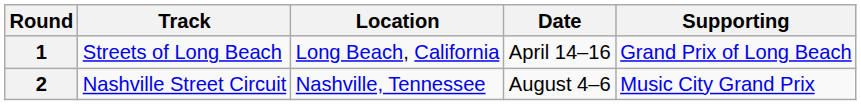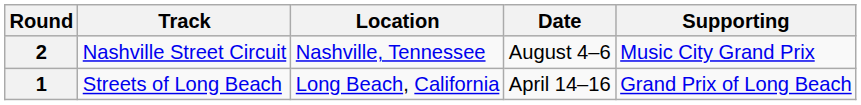rows swapped: (41, 52) <-> (41, 84)
